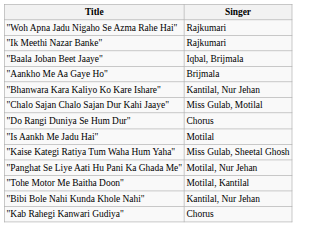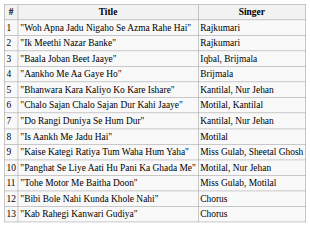+ column: (11, 12)
(225, 105) Miss Gulab, Motilal -> (232, 105) Motilal, Kantilal
(200, 121) Chorus -> (237, 121) Kantilal, Nur Jehan
(218, 183) Motilal, Kantilal -> (238, 183) Miss Gulab, Motilal
(223, 198) Kantilal, Nur Jehan -> (214, 198) Chorus
